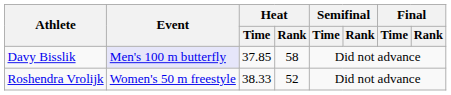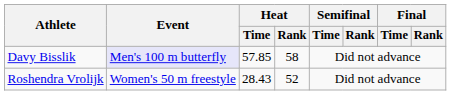(257, 57) 37.85 -> (257, 57) 57.85
(257, 79) 38.33 -> (257, 79) 28.43
